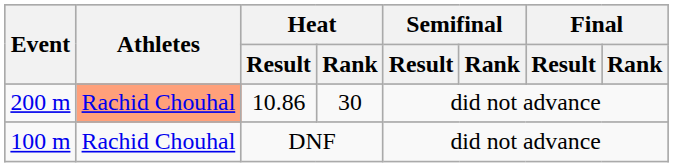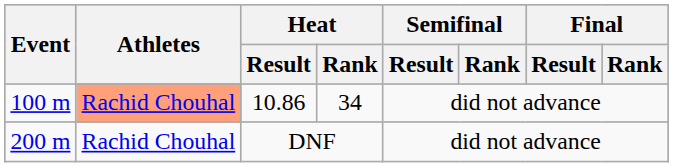(40, 102) 200 m -> (40, 102) 100 m
(350, 102) 30 -> (350, 102) 34
(40, 142) 100 m -> (40, 142) 200 m
